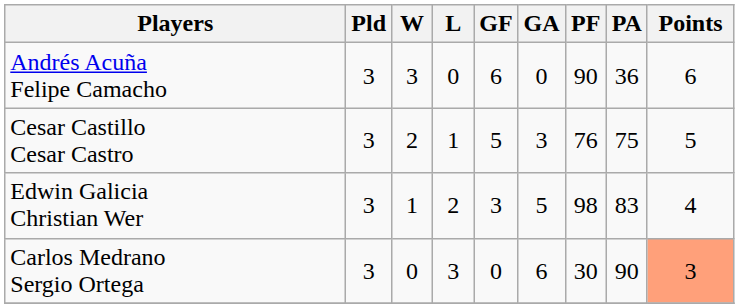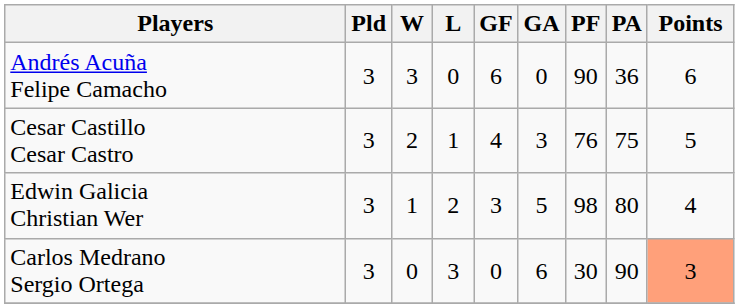(496, 140) 5 -> (496, 140) 4
(627, 205) 83 -> (627, 205) 80
